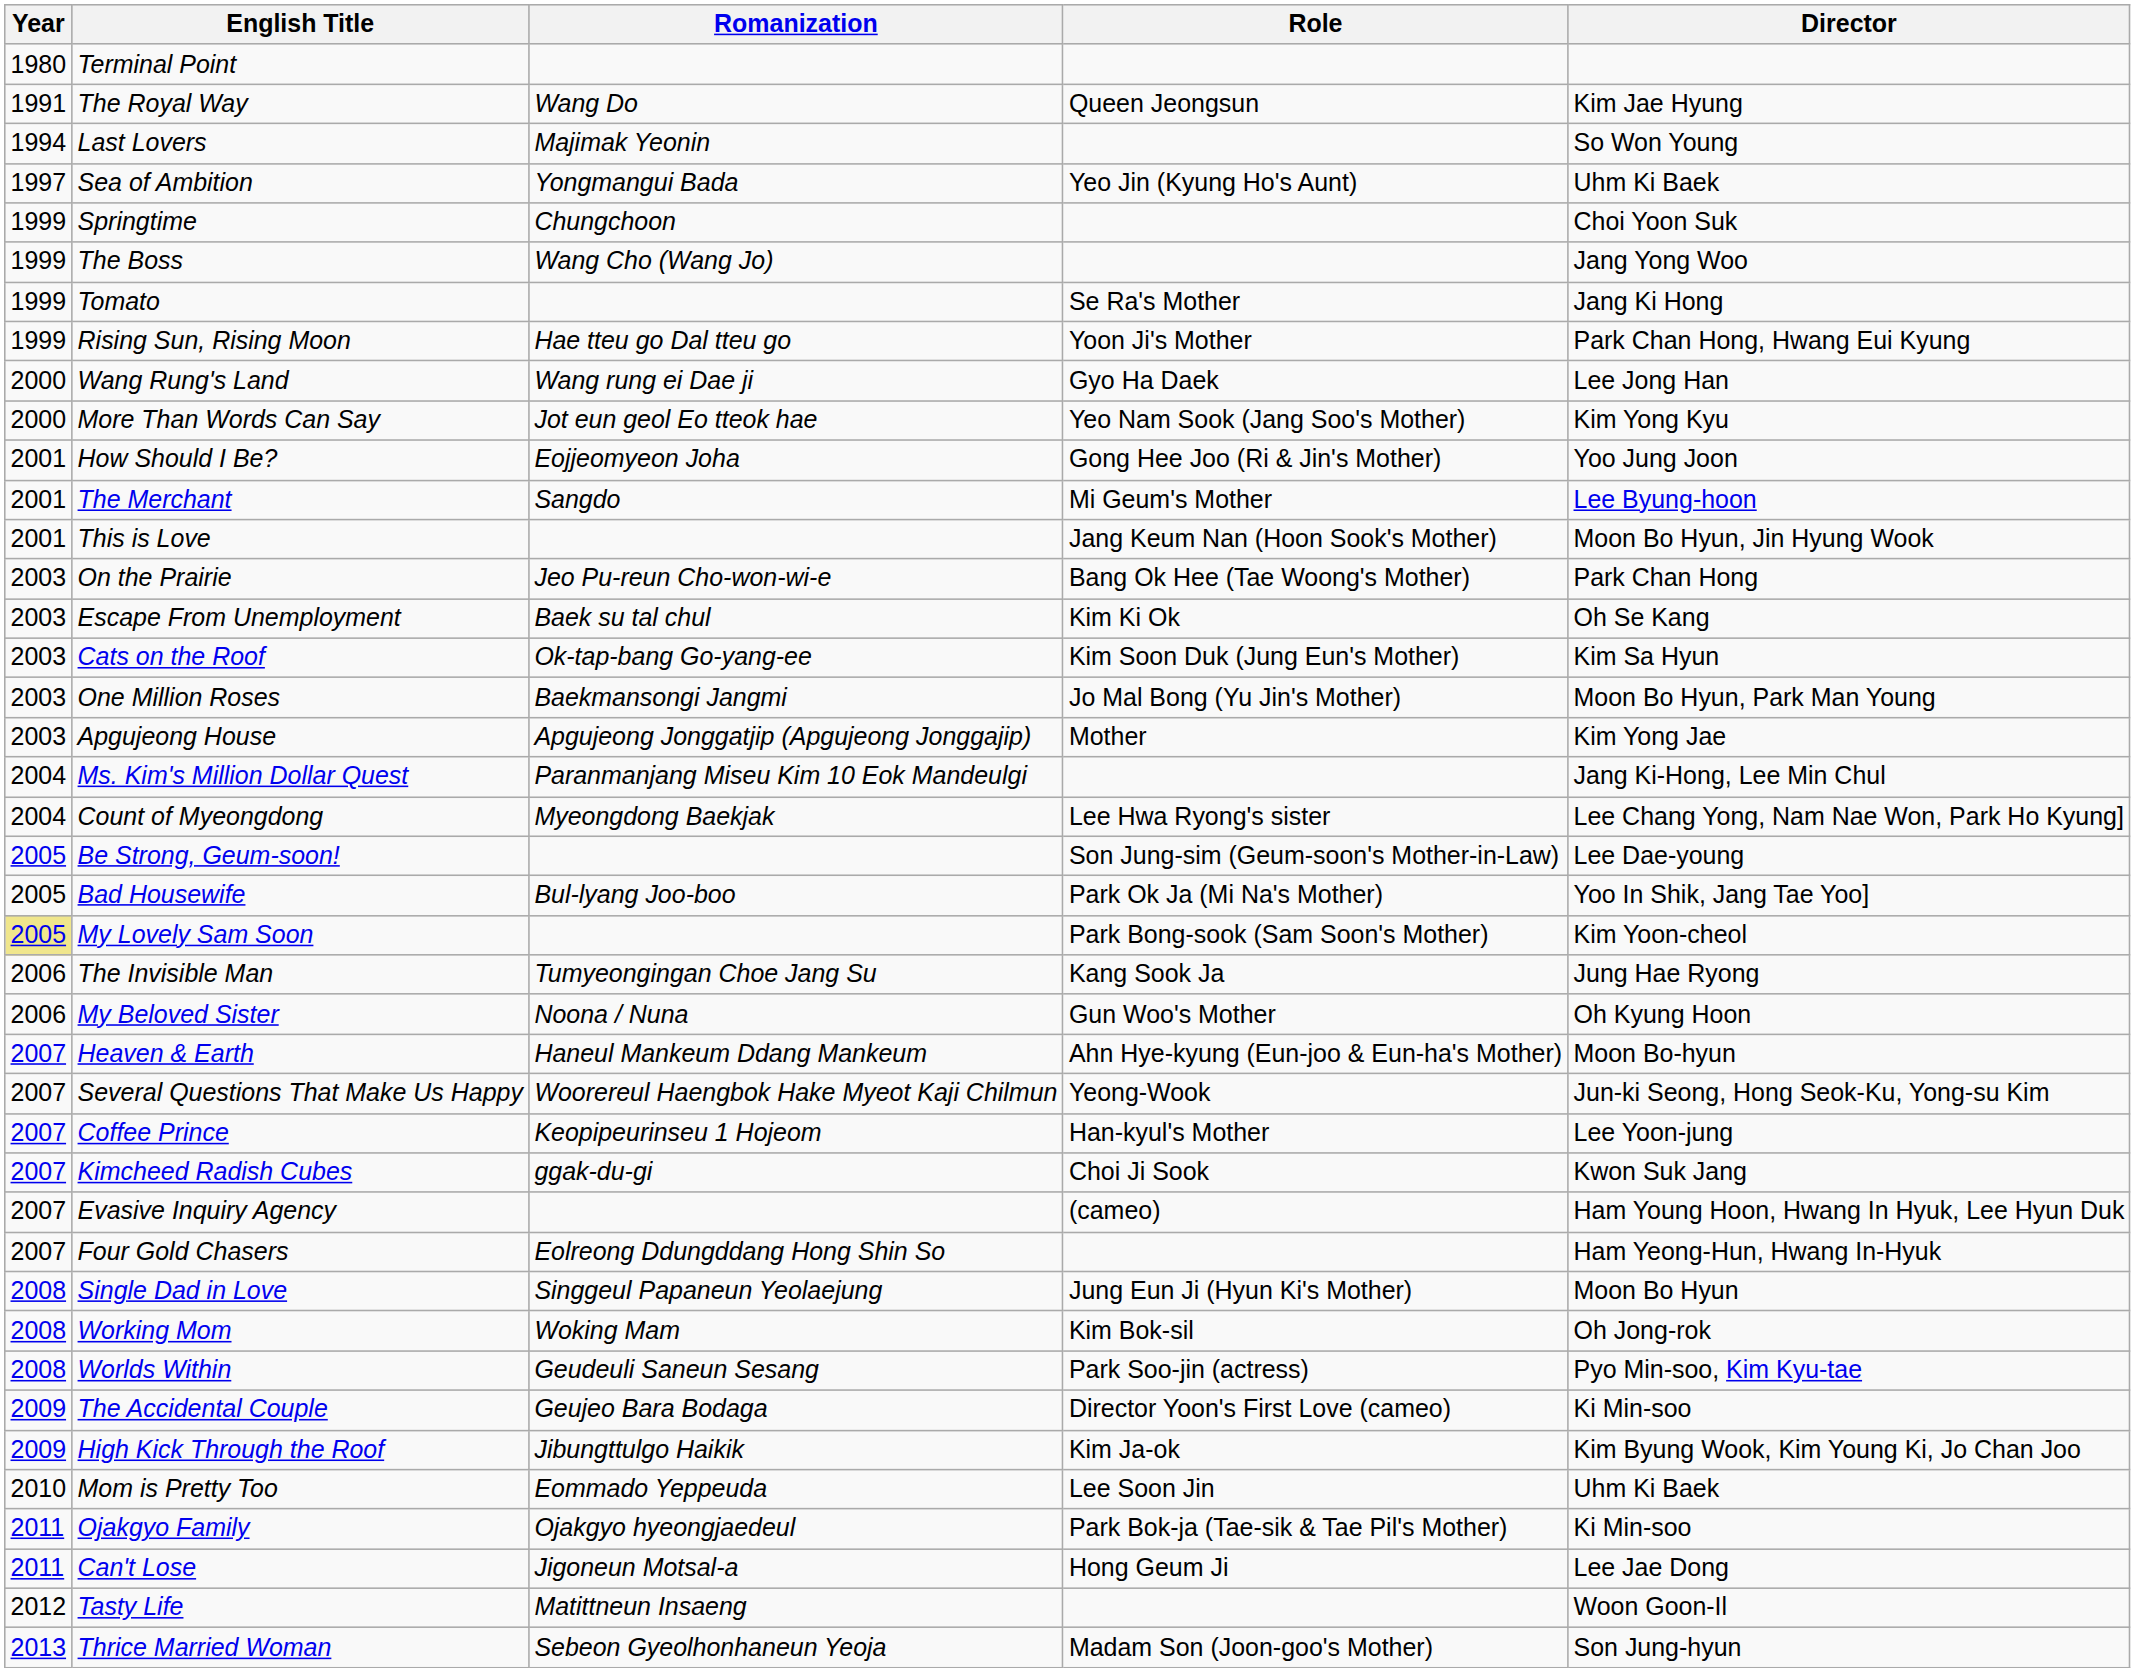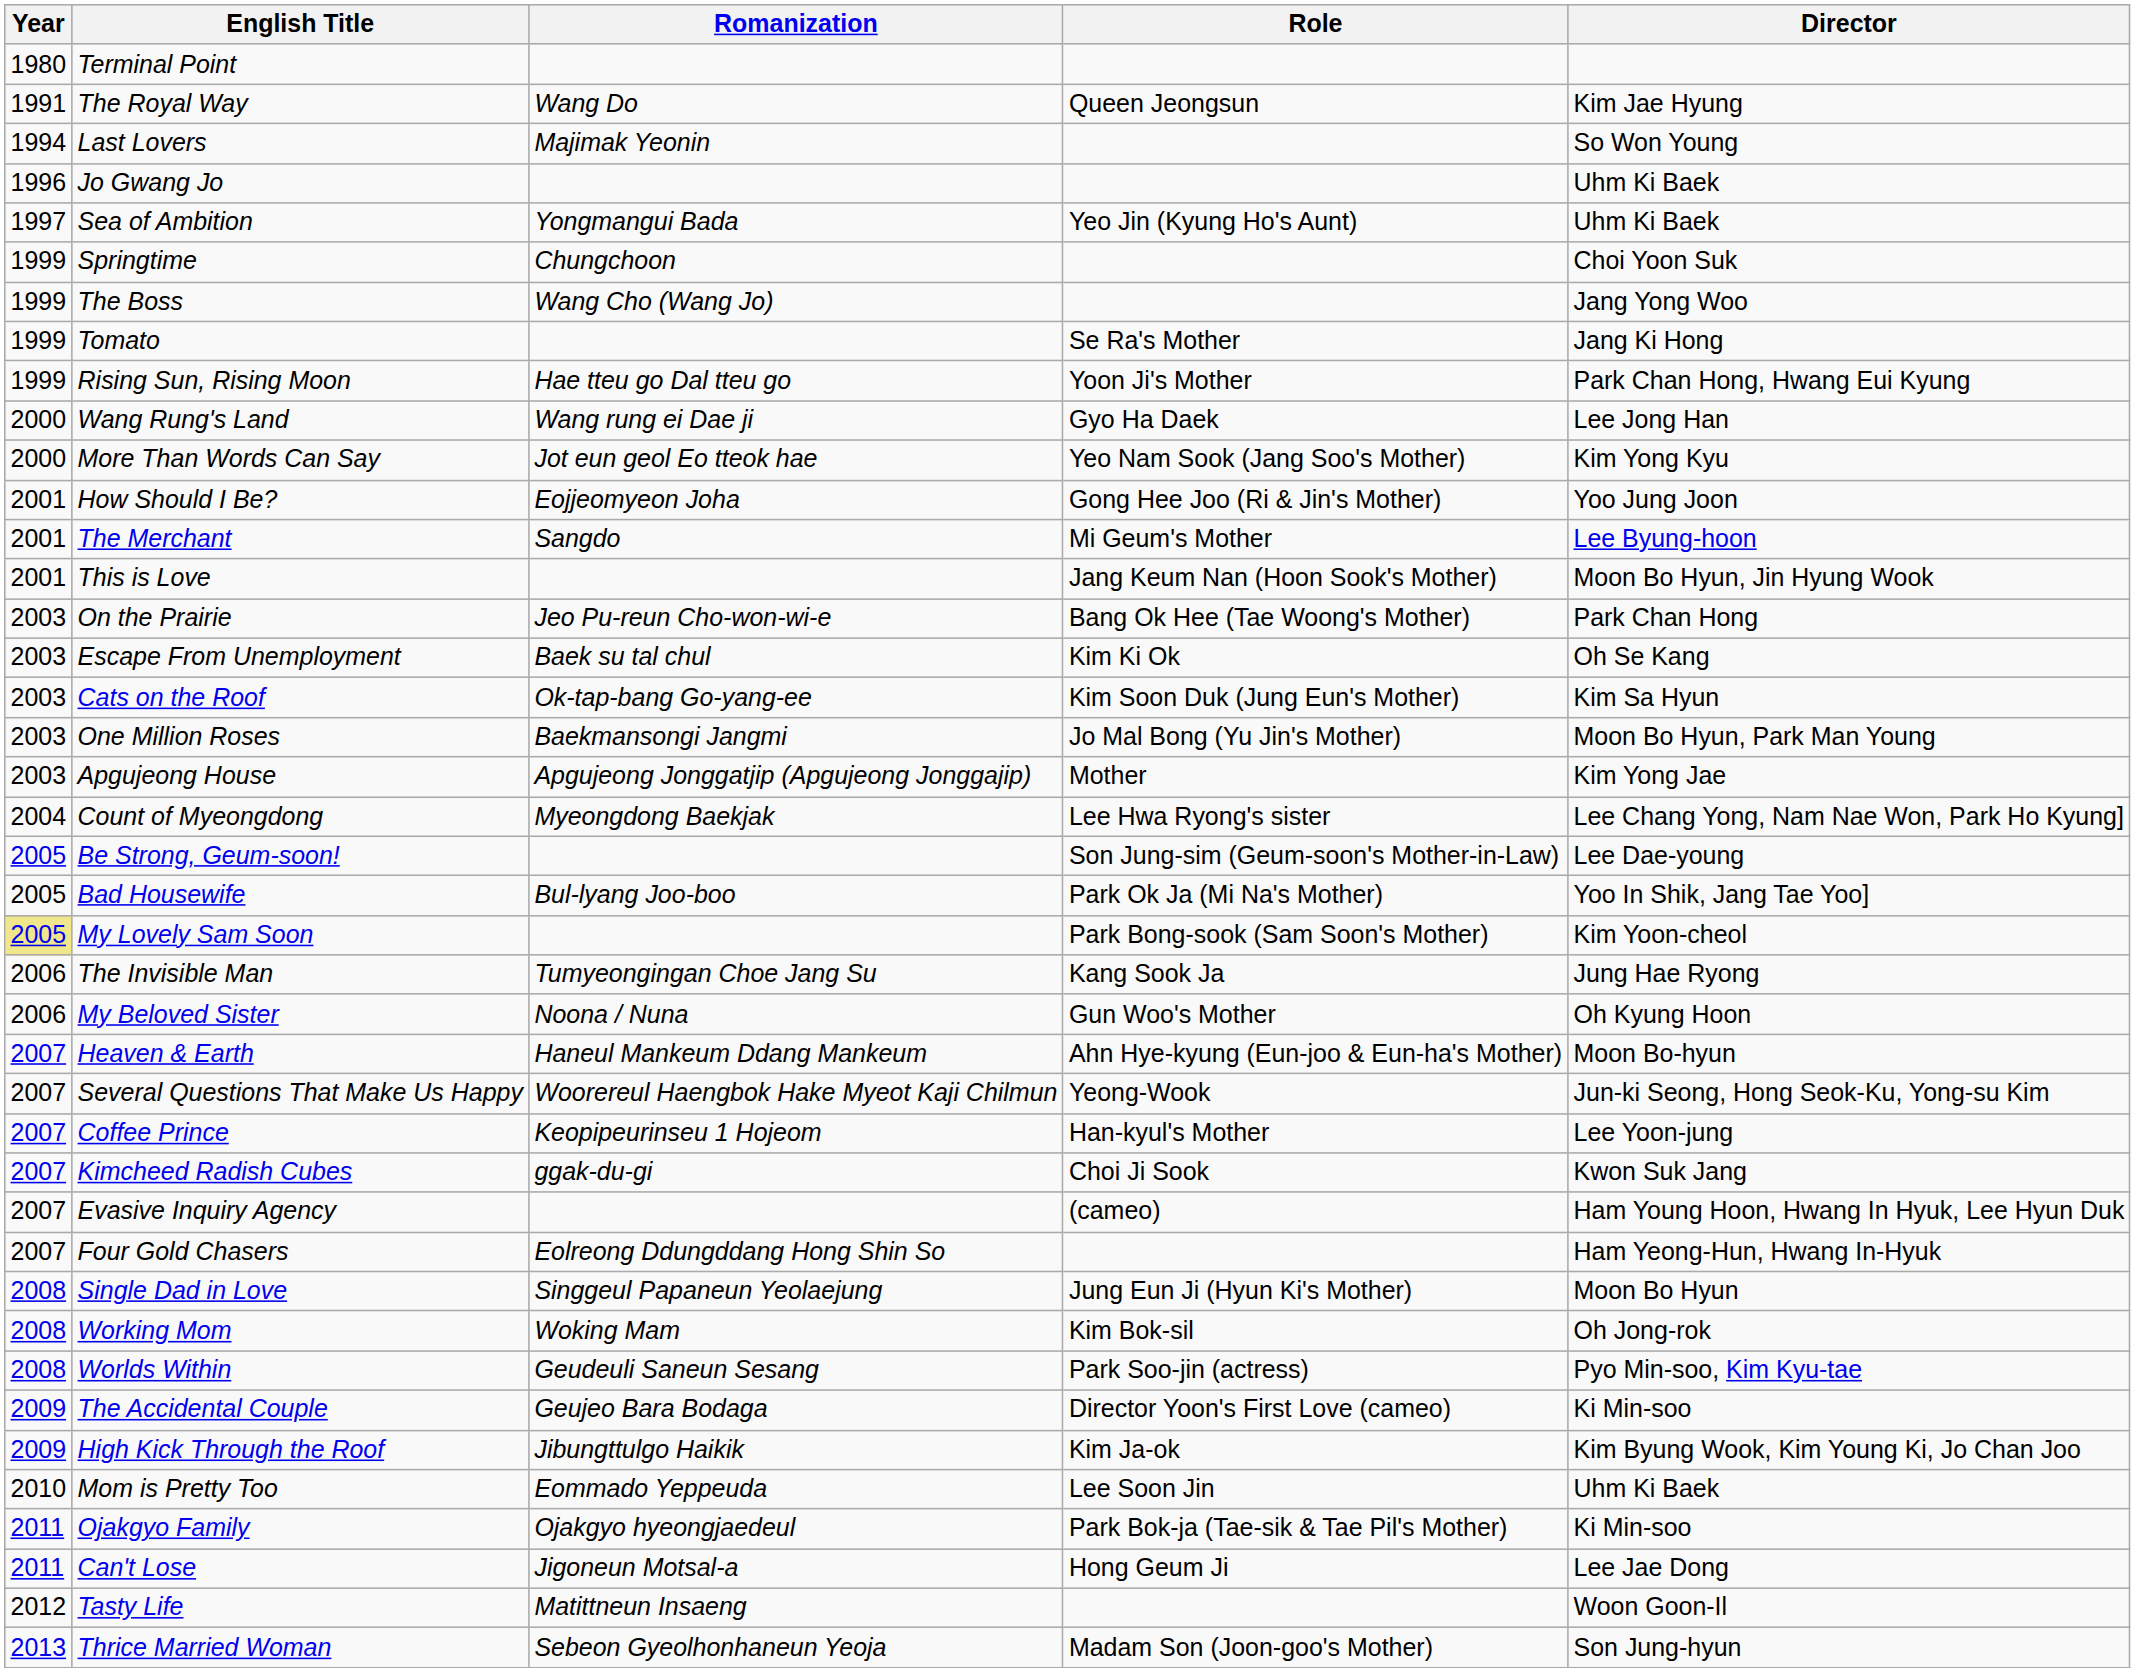+ row: (150, 182)
- row: (243, 776)
